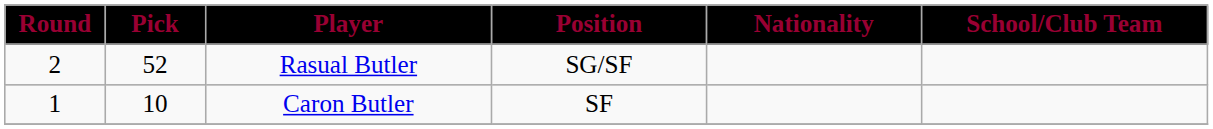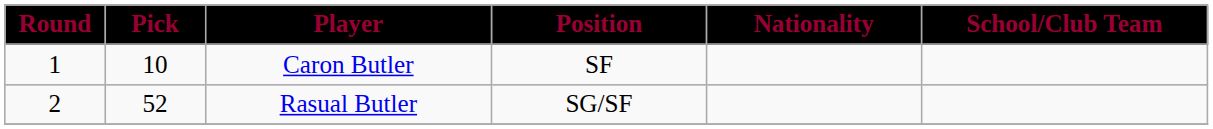rows swapped: (348, 104) <-> (348, 64)
